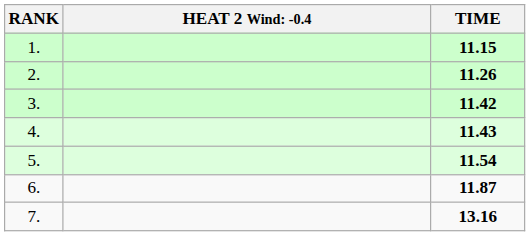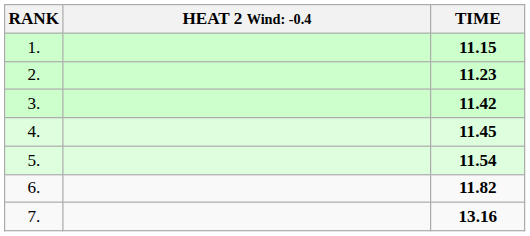(478, 75) 11.26 -> (478, 75) 11.23
(478, 132) 11.43 -> (478, 132) 11.45
(478, 188) 11.87 -> (478, 188) 11.82
